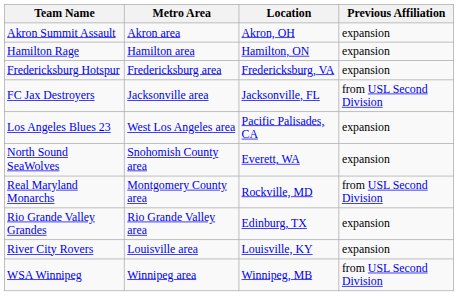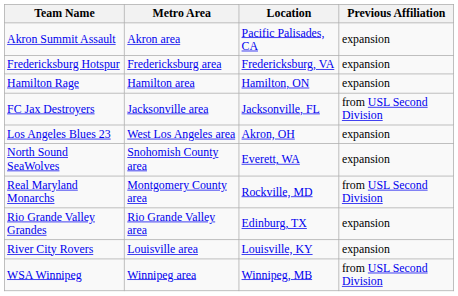(268, 32) Akron, OH -> (283, 39) Pacific Palisades, CA
rows swapped: (63, 70) <-> (43, 51)
(283, 127) Pacific Palisades, CA -> (268, 134) Akron, OH
